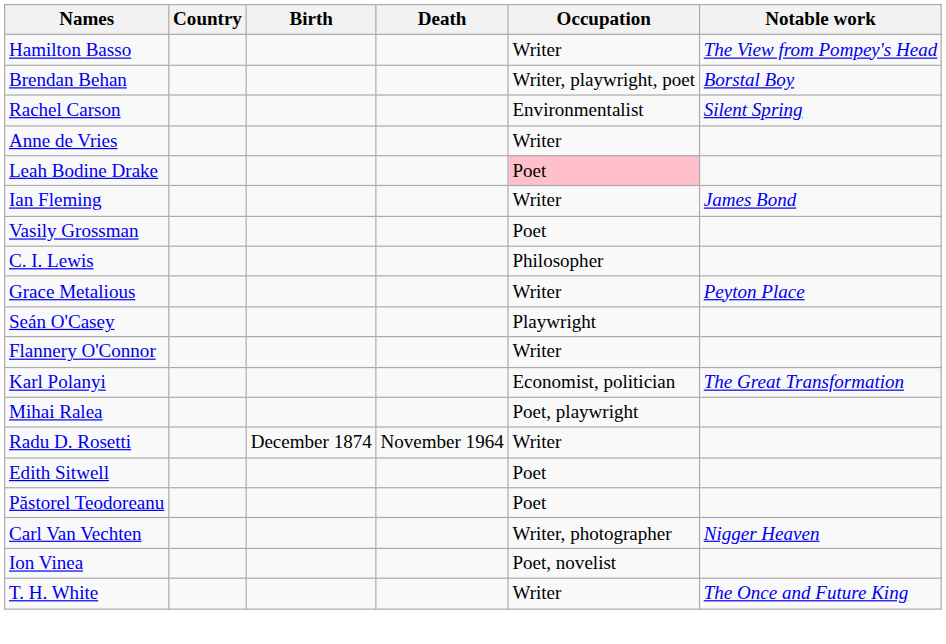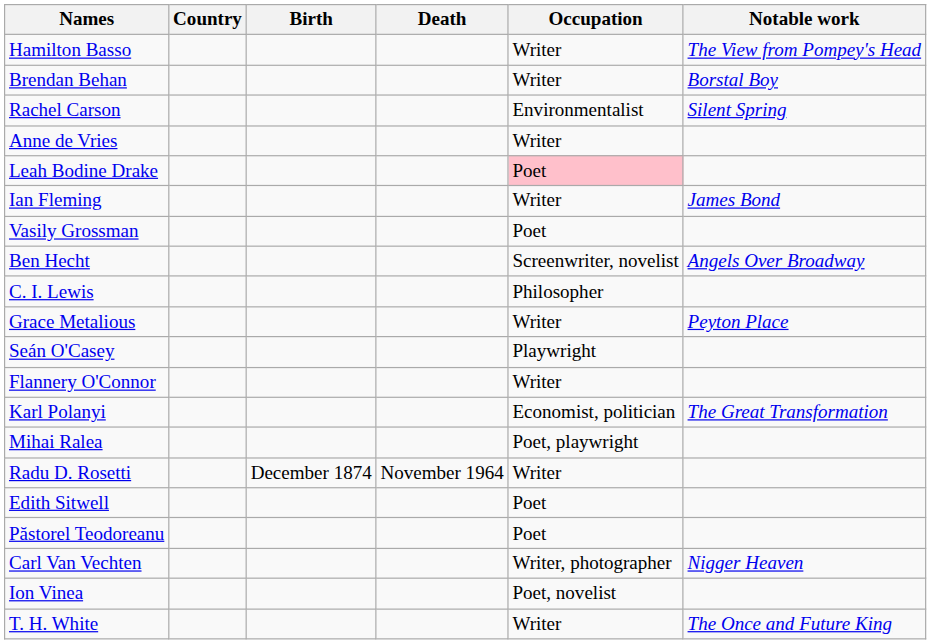(604, 79) Writer, playwright, poet -> (537, 79) Writer
+ row: (49, 261)
